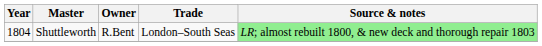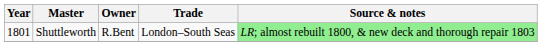(19, 32) 1804 -> (19, 32) 1801
